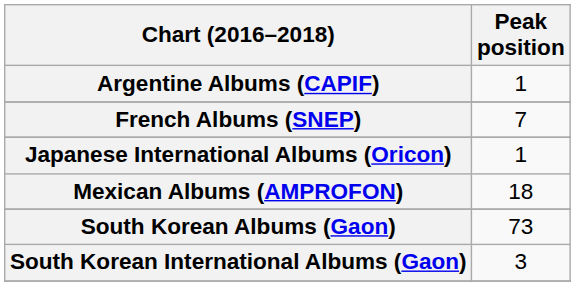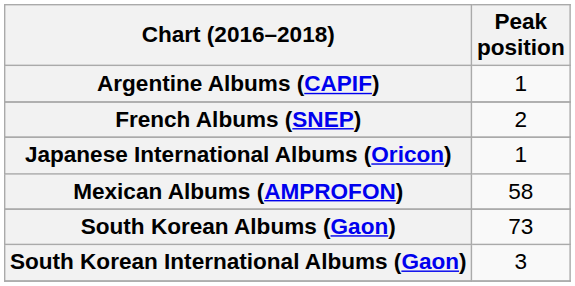(521, 119) 7 -> (521, 119) 2
(521, 190) 18 -> (521, 190) 58
